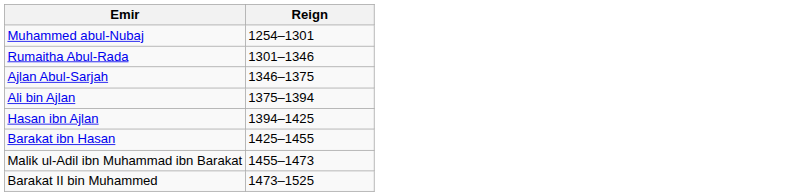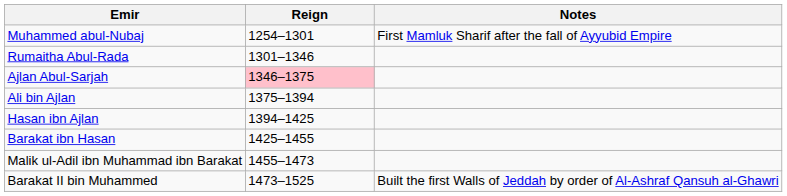+ column: (578, 14)
(281, 77) no background -> (281, 77) pink background
